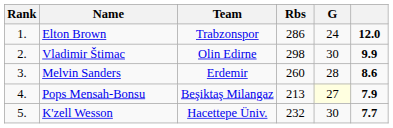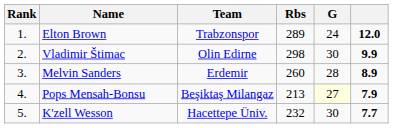(295, 34) 286 -> (295, 34) 289
(369, 73) 8.6 -> (369, 73) 8.9
